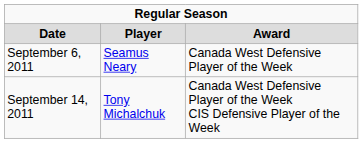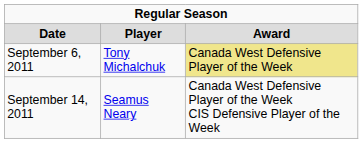(126, 60) Seamus Neary -> (134, 60) Tony Michalchuk
(255, 60) no background -> (255, 60) khaki background
(134, 107) Tony Michalchuk -> (126, 107) Seamus Neary
